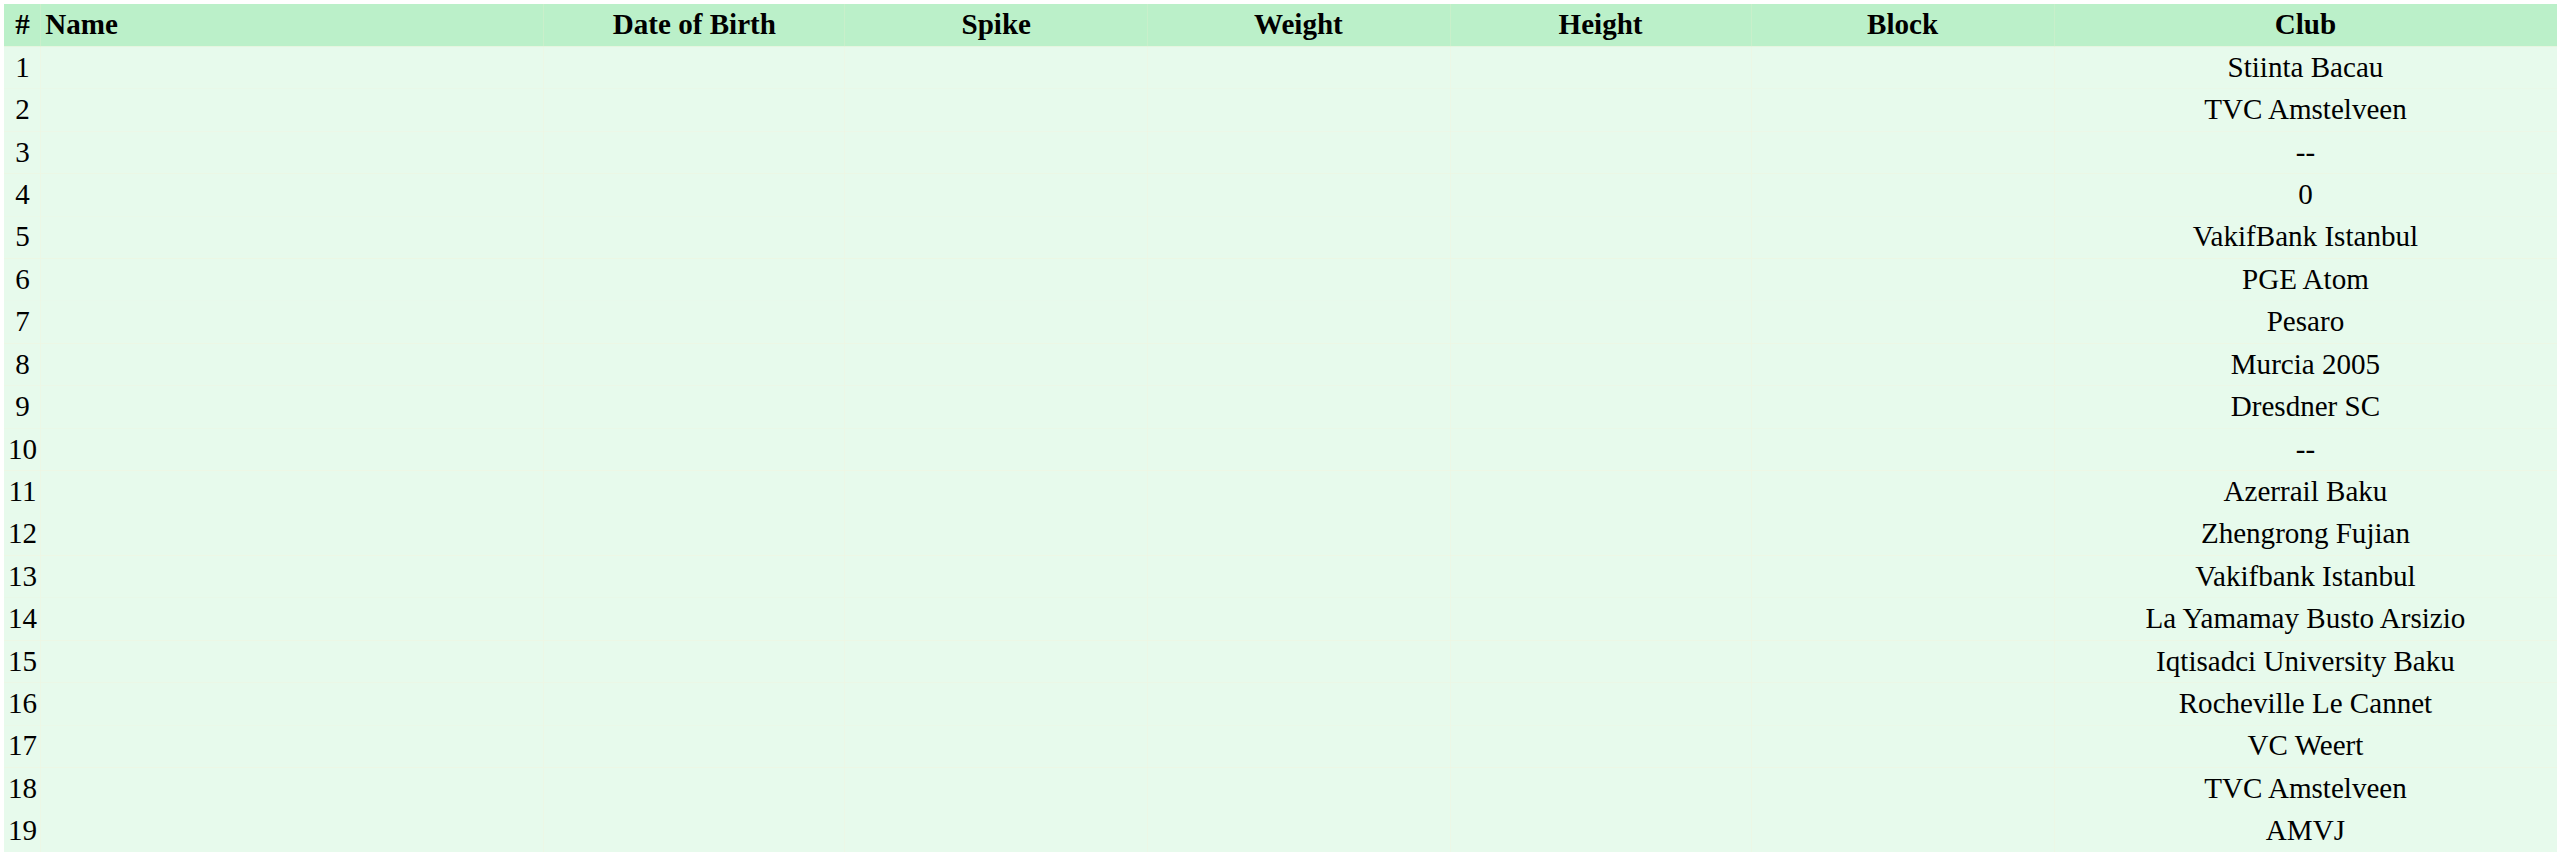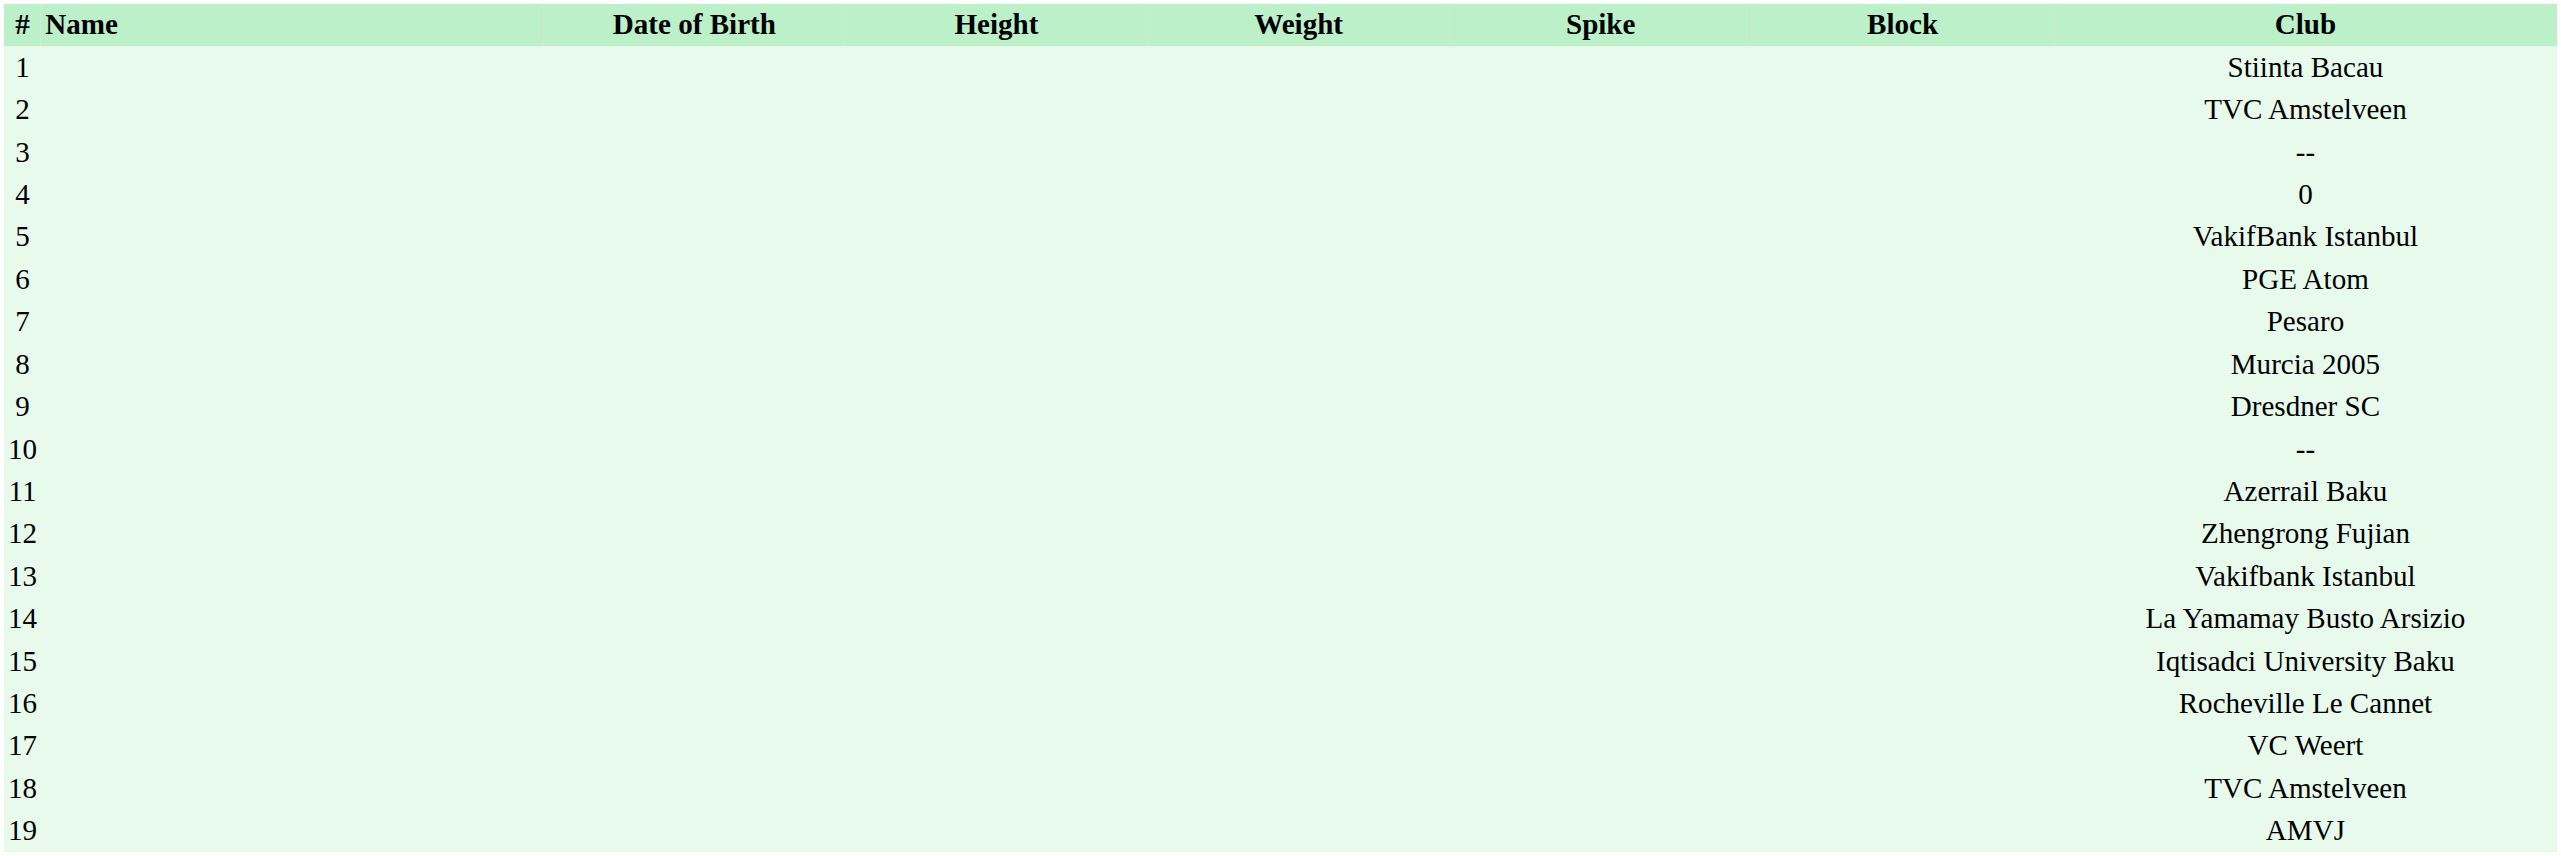columns swapped: (1601, 24) <-> (996, 24)
